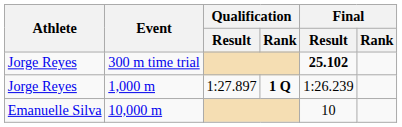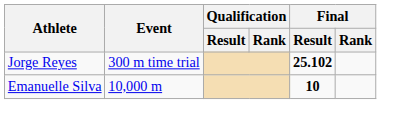- row: (132, 87)
(328, 110) normal -> (313, 87) bold
